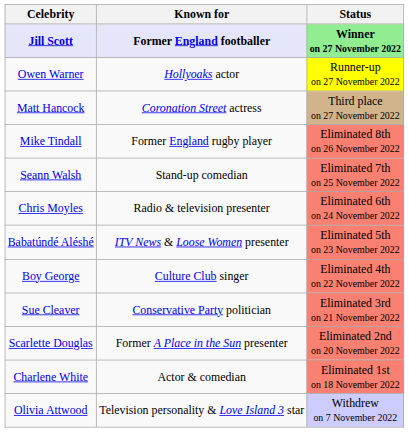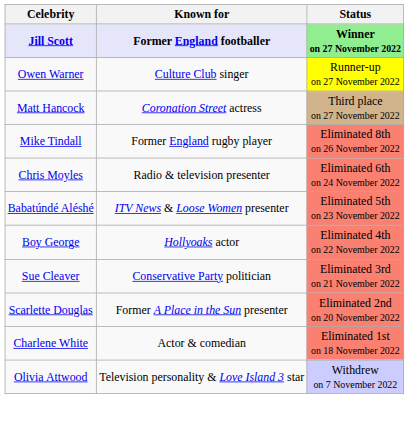(202, 74) Hollyoaks actor -> (202, 74) Culture Club singer
- row: (51, 175)
(202, 275) Culture Club singer -> (202, 242) Hollyoaks actor
